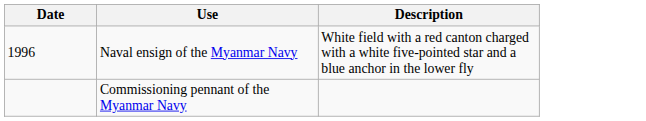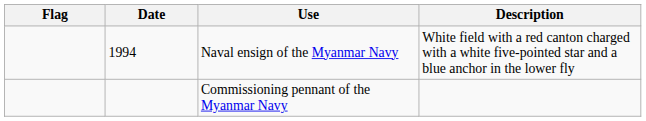+ column: (55, 15)
(21, 52) 1996 -> (122, 52) 1994
